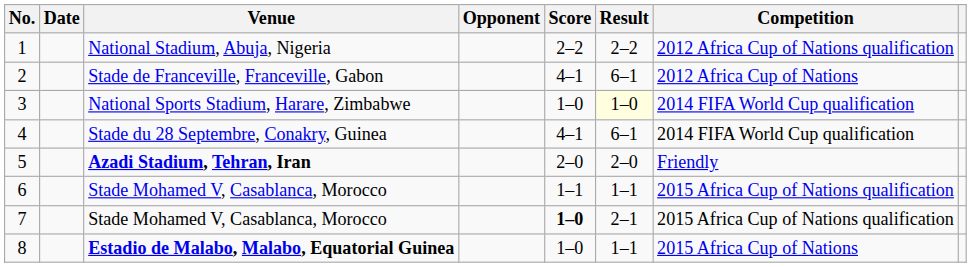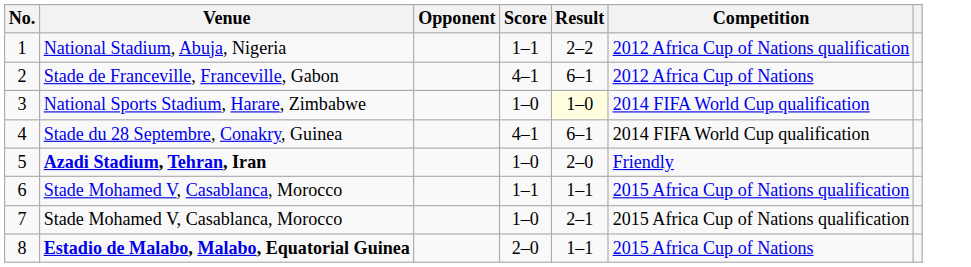- column: (62, 18)
(570, 47) 2–2 -> (525, 47) 1–1
(570, 162) 2–0 -> (525, 162) 1–0
(570, 219) bold -> (525, 219) normal
(570, 248) 1–0 -> (525, 248) 2–0
